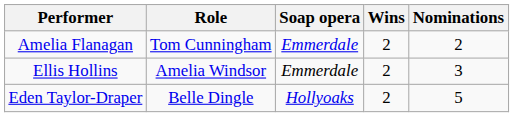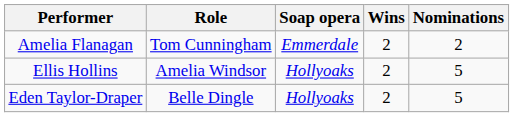(320, 71) Emmerdale -> (320, 71) Hollyoaks
(458, 71) 3 -> (458, 71) 5
